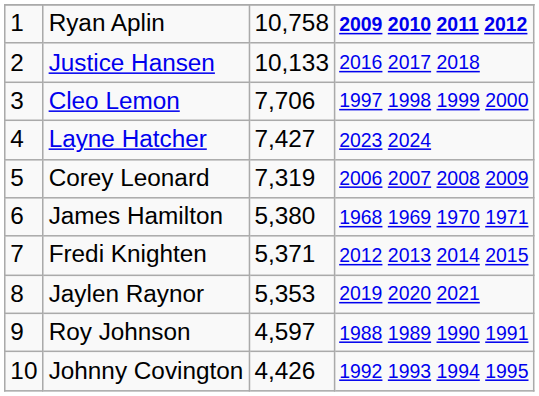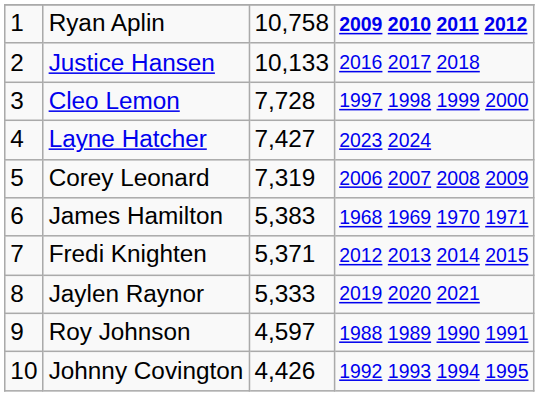(285, 100) 7,706 -> (285, 100) 7,728
(285, 216) 5,380 -> (285, 216) 5,383
(285, 293) 5,353 -> (285, 293) 5,333
